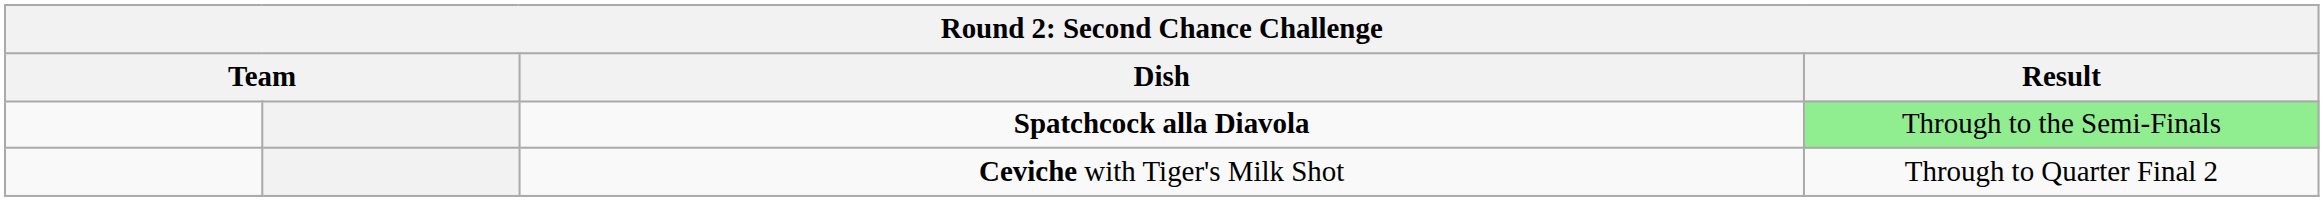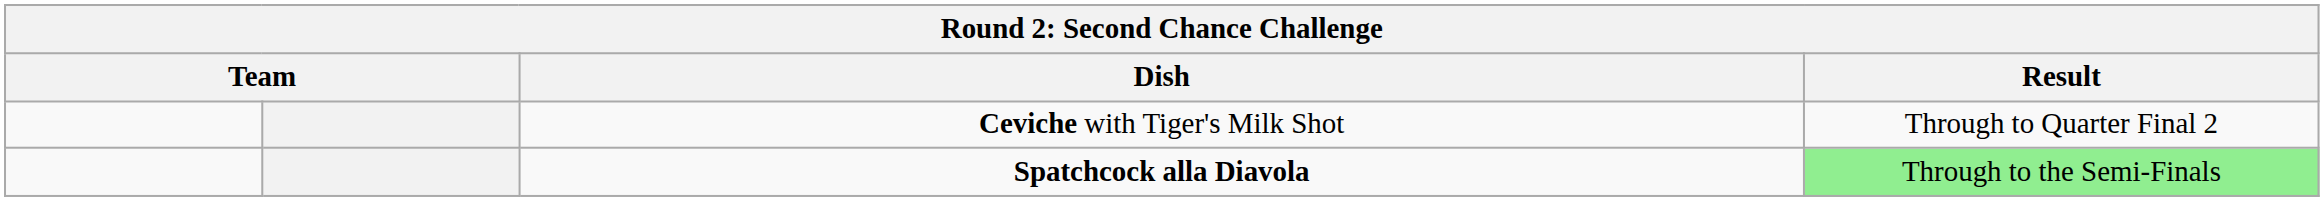rows swapped: (1162, 124) <-> (1162, 171)
